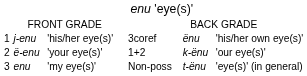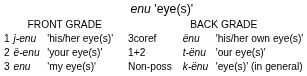(195, 52) k-ënu -> (194, 52) t-ënu
(194, 66) t-ënu -> (195, 66) k-ënu
